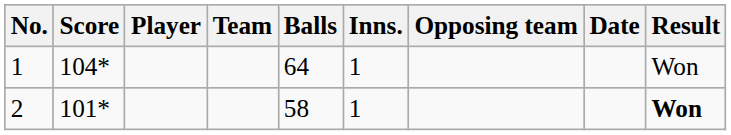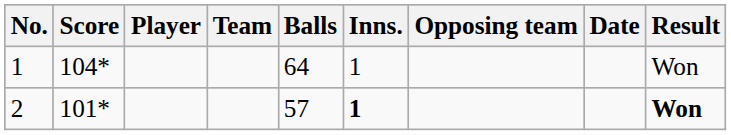(296, 108) 58 -> (296, 108) 57
(355, 108) normal -> (355, 108) bold
